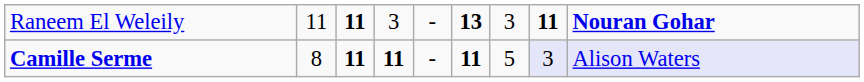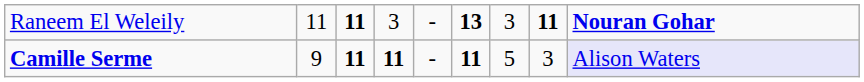(316, 58) 8 -> (316, 58) 9
(548, 58) lavender background -> (548, 58) no background
